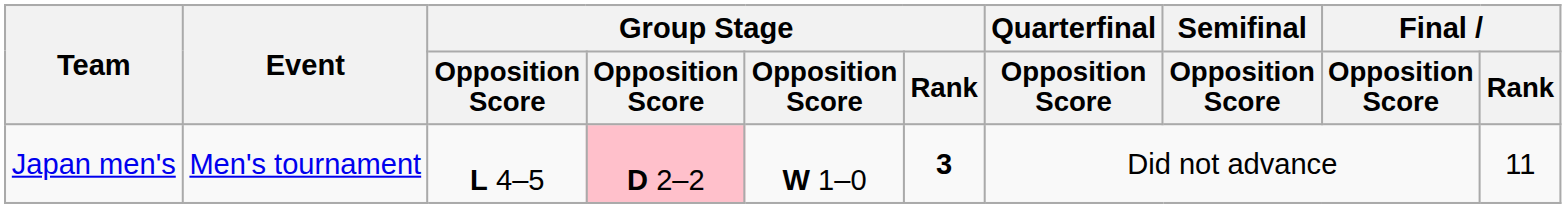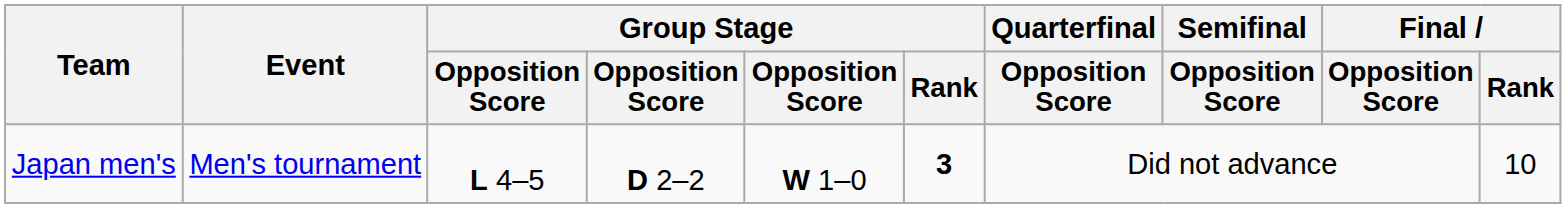(666, 180) pink background -> (666, 180) no background
(1520, 164) 11 -> (1520, 164) 10
